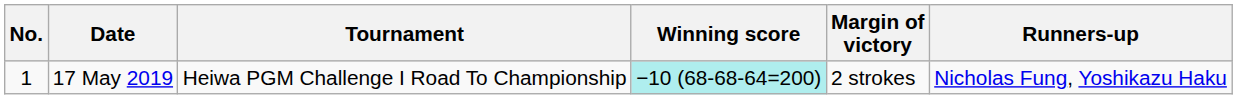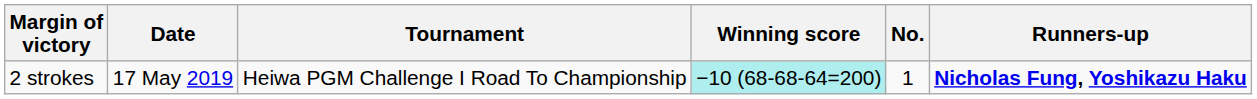columns swapped: (26, 33) <-> (878, 33)
(1081, 78) normal -> (1091, 78) bold
